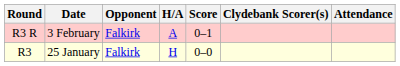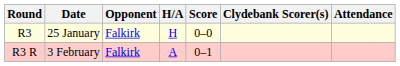rows swapped: (24, 52) <-> (24, 33)
